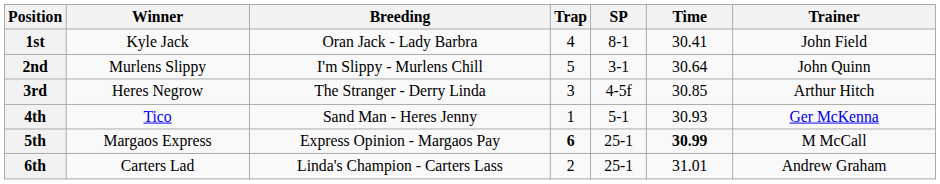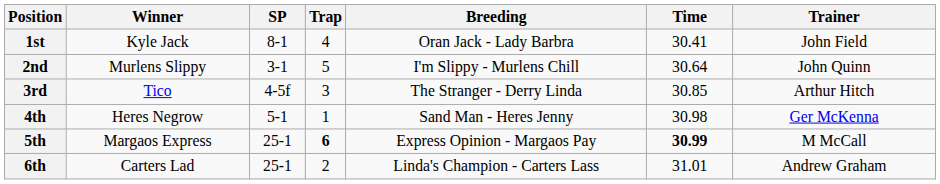columns swapped: (400, 16) <-> (619, 16)
(158, 91) Heres Negrow -> (158, 91) Tico
(158, 116) Tico -> (158, 116) Heres Negrow
(690, 116) 30.93 -> (690, 116) 30.98
